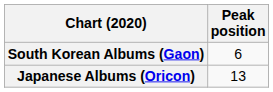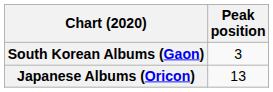(238, 53) 6 -> (238, 53) 3
